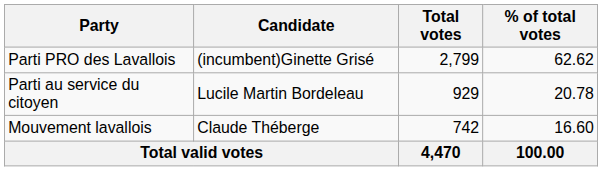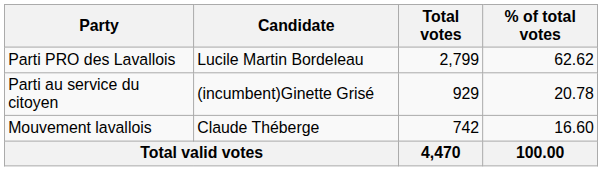(286, 60) (incumbent)Ginette Grisé -> (280, 60) Lucile Martin Bordeleau
(280, 94) Lucile Martin Bordeleau -> (286, 94) (incumbent)Ginette Grisé
